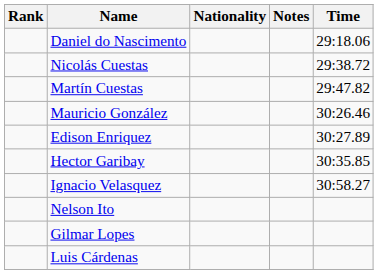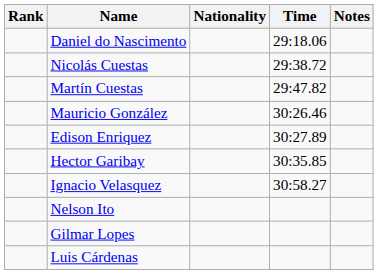columns swapped: (343, 16) <-> (291, 16)
